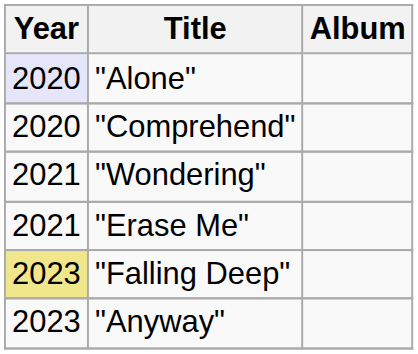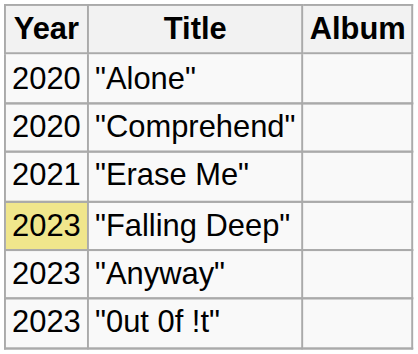(46, 77) lavender background -> (46, 77) no background
- row: (180, 175)
+ row: (157, 322)
